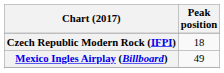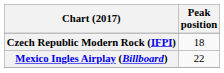(199, 59) 49 -> (199, 59) 22
